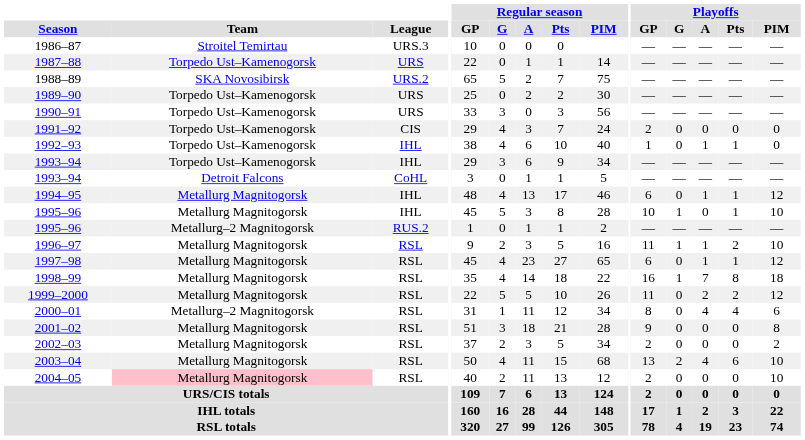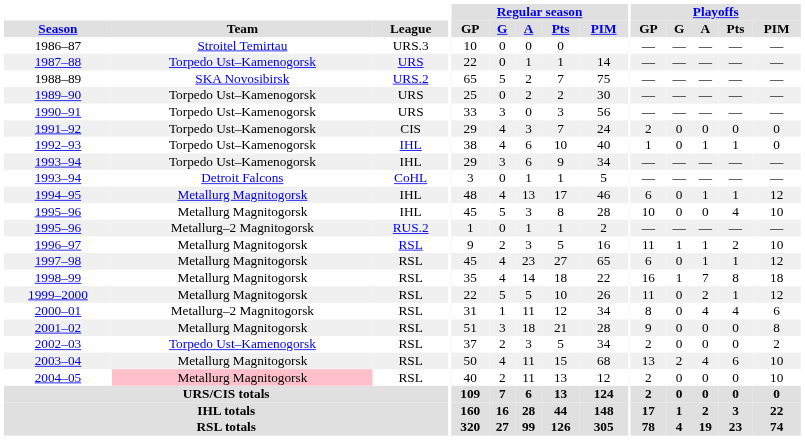(679, 211) 1 -> (679, 211) 0
(735, 211) 1 -> (735, 211) 4
(735, 294) 2 -> (735, 294) 1
(242, 344) Metallurg Magnitogorsk -> (242, 344) Torpedo Ust–Kamenogorsk
